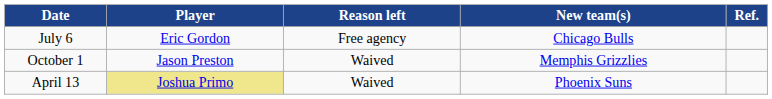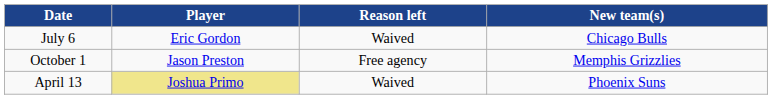- column: (747, 15)
(372, 37) Free agency -> (393, 37) Waived
(372, 60) Waived -> (393, 60) Free agency
